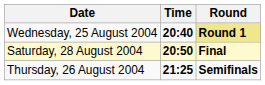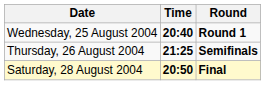(222, 32) khaki background -> (222, 32) no background
rows swapped: (76, 70) <-> (75, 51)
